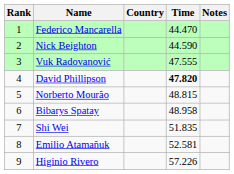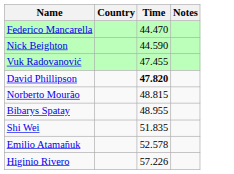- column: (19, 12)
(183, 62) 47.555 -> (154, 62) 47.455
(183, 111) 48.958 -> (154, 111) 48.955
(183, 144) 52.581 -> (154, 144) 52.578
